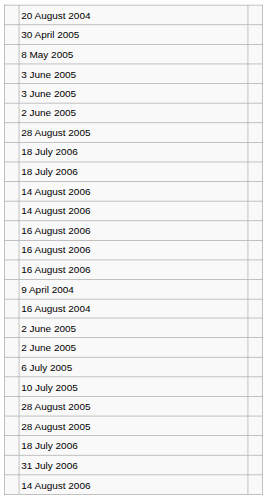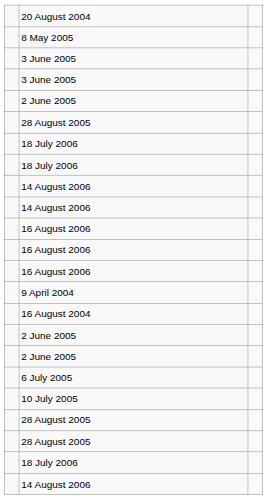- row: (12, 35)
- row: (12, 465)
